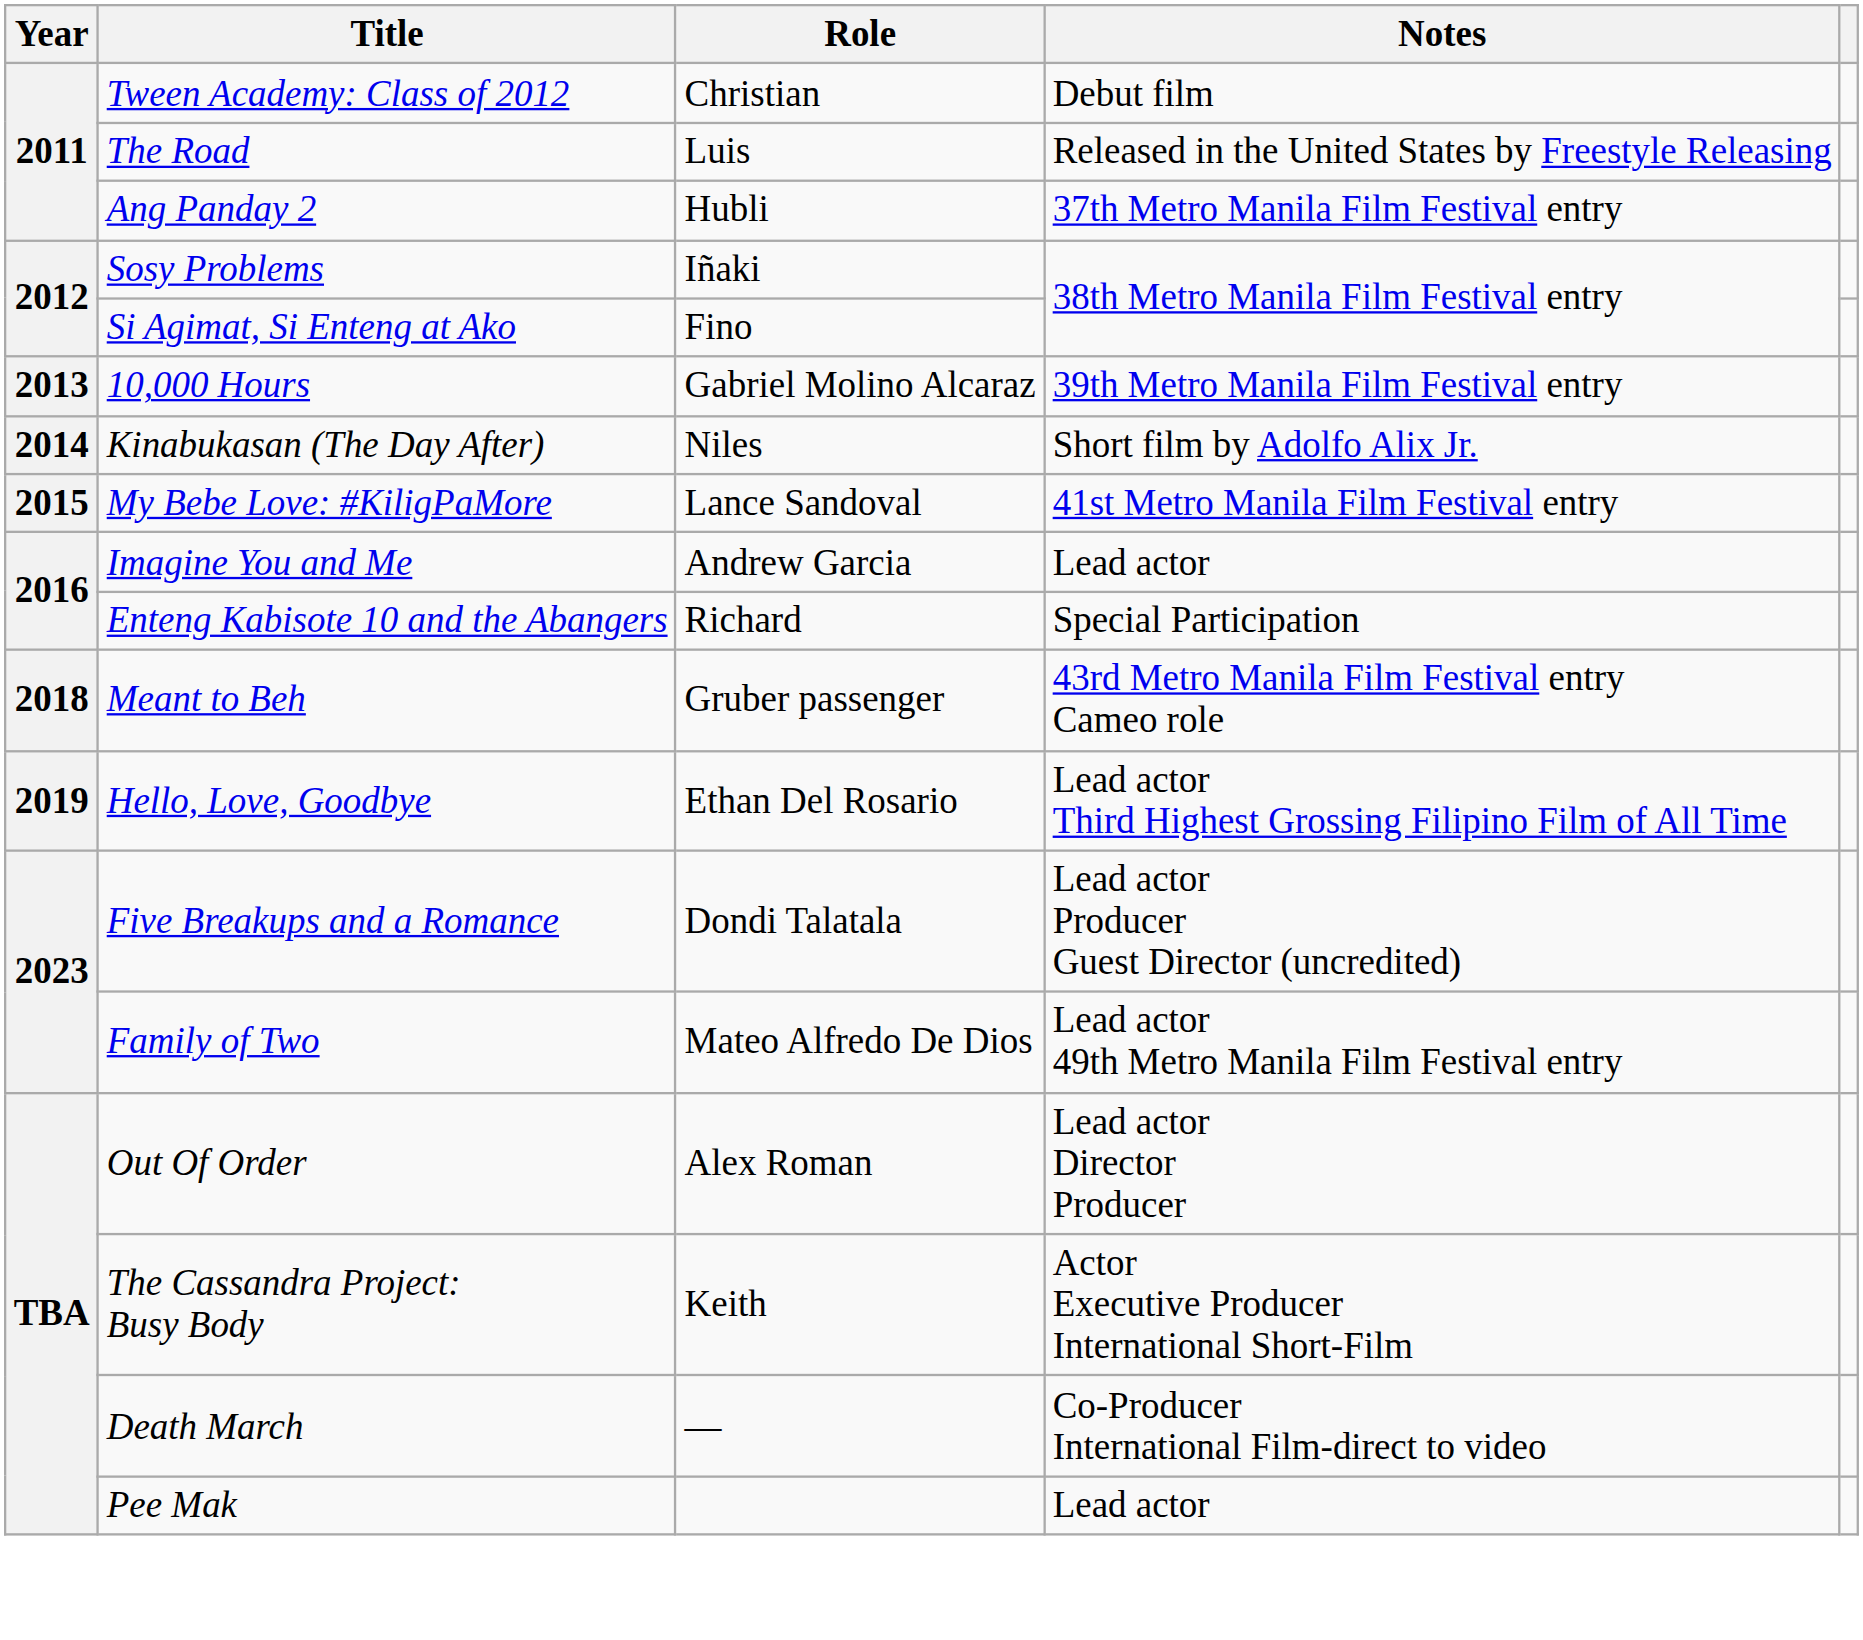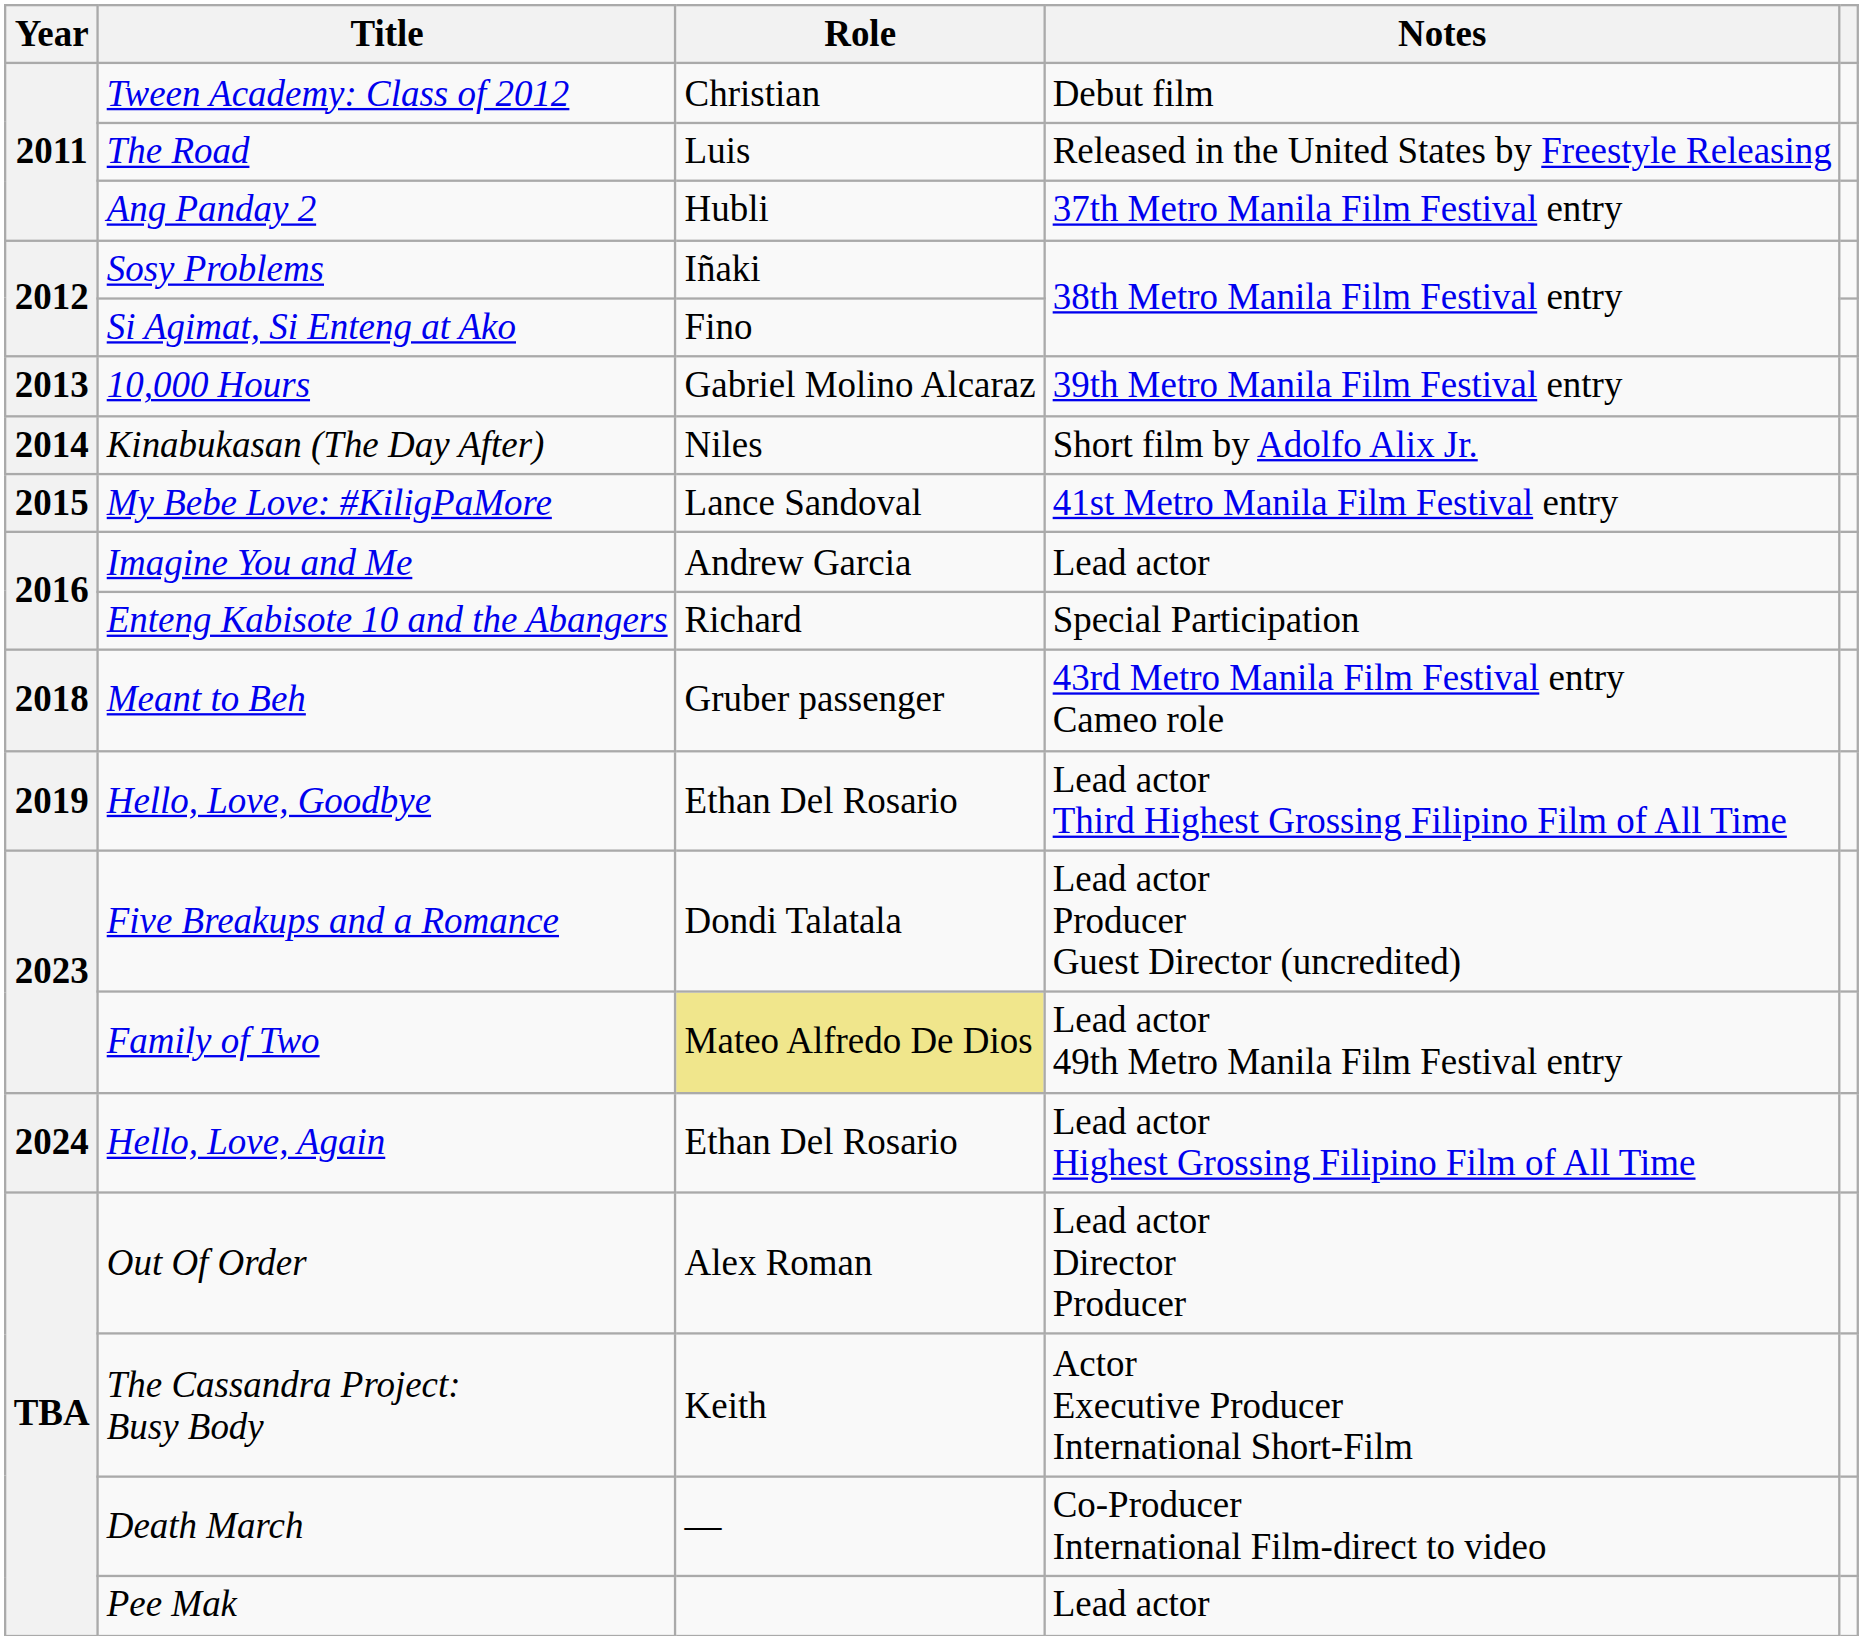(859, 1041) no background -> (859, 1041) khaki background
+ row: (246, 1141)
